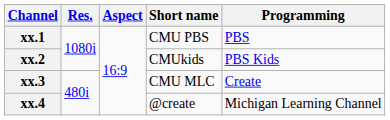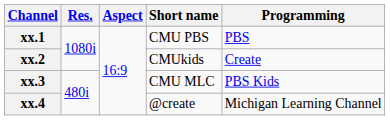(252, 59) PBS Kids -> (243, 59) Create
(243, 81) Create -> (252, 81) PBS Kids
